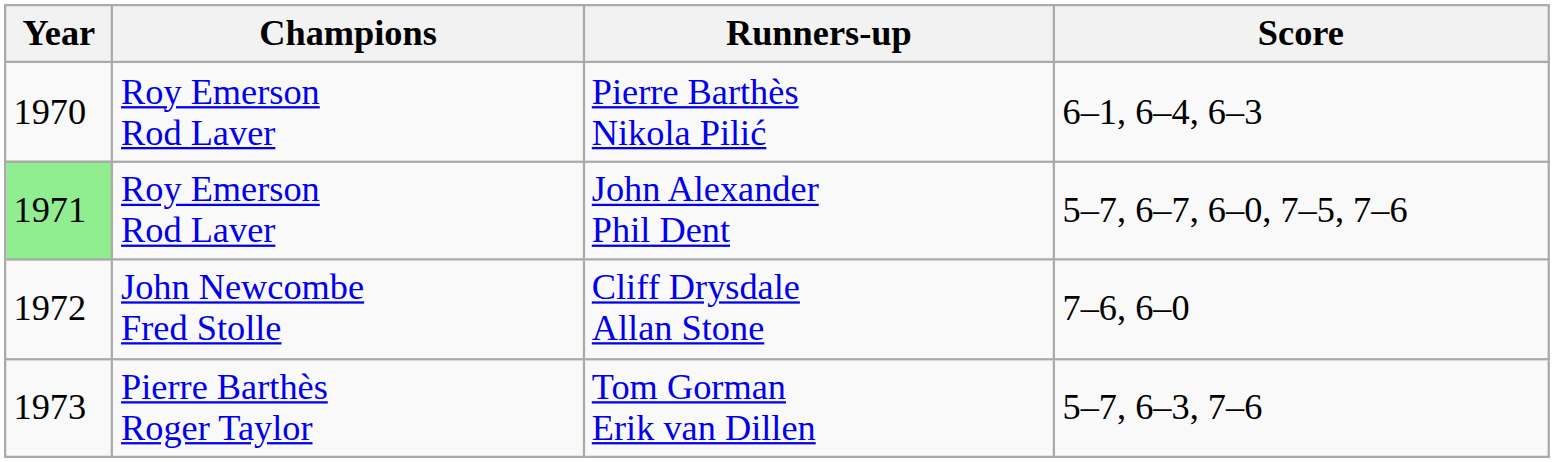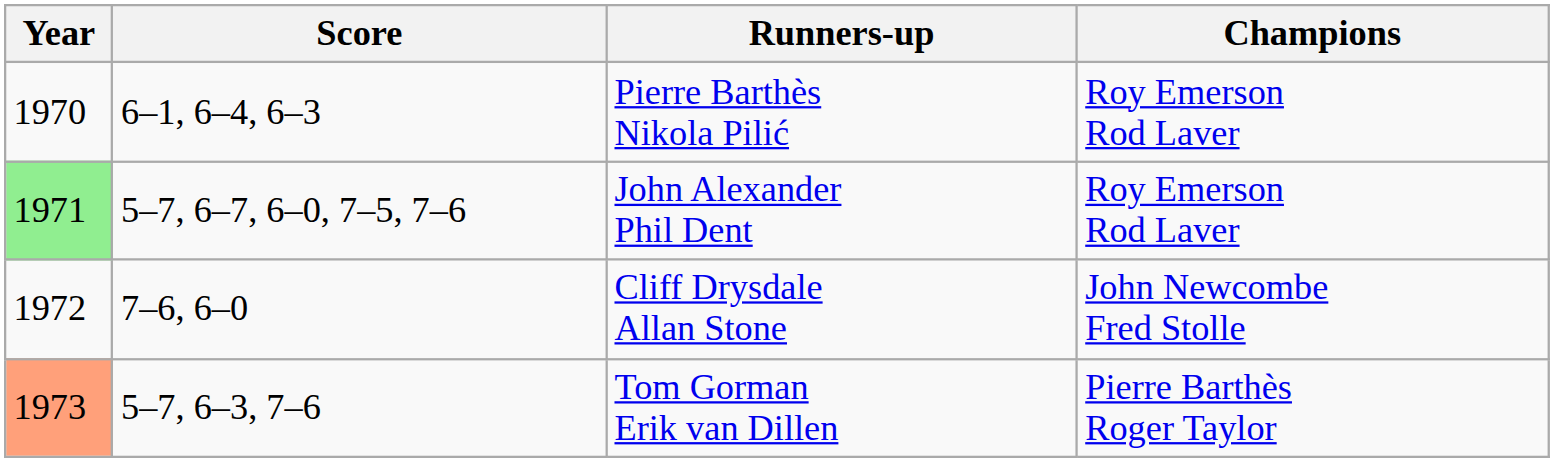columns swapped: (348, 33) <-> (1301, 33)
(50, 406) no background -> (50, 406) lightsalmon background
